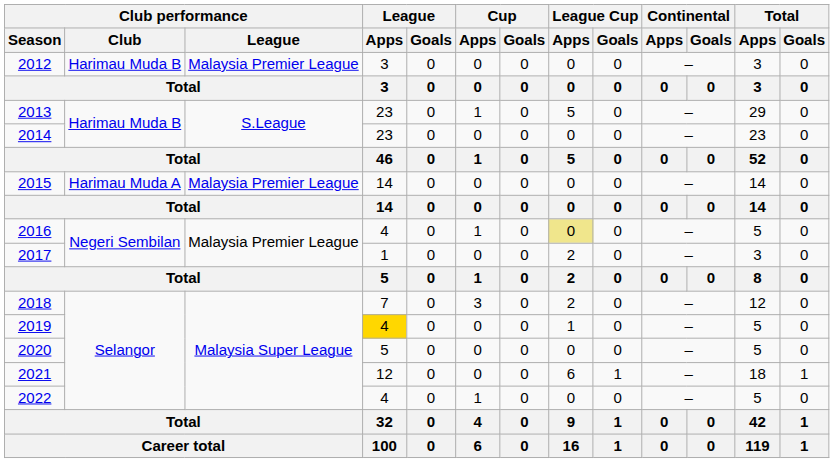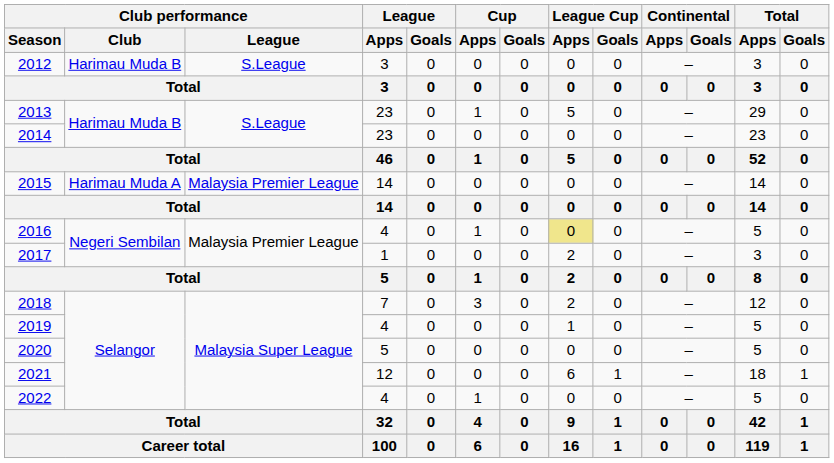(273, 64) Malaysia Premier League -> (273, 64) S.League
(384, 326) gold background -> (384, 326) no background
